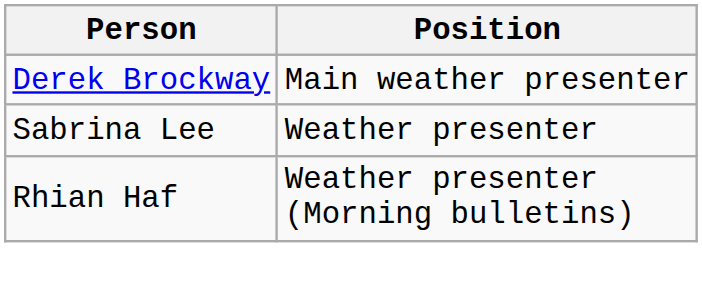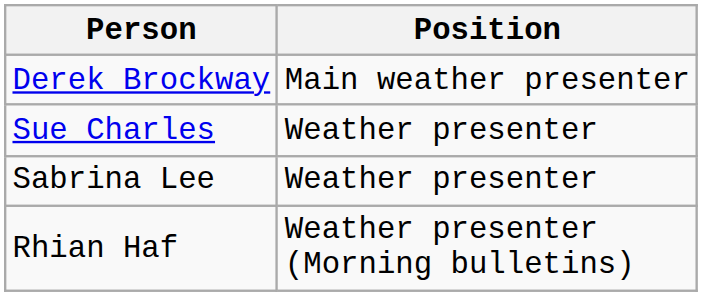+ row: (114, 130)
